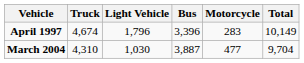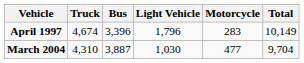columns swapped: (187, 13) <-> (137, 13)
